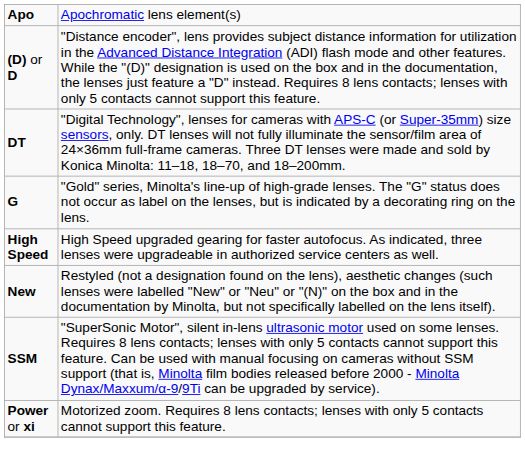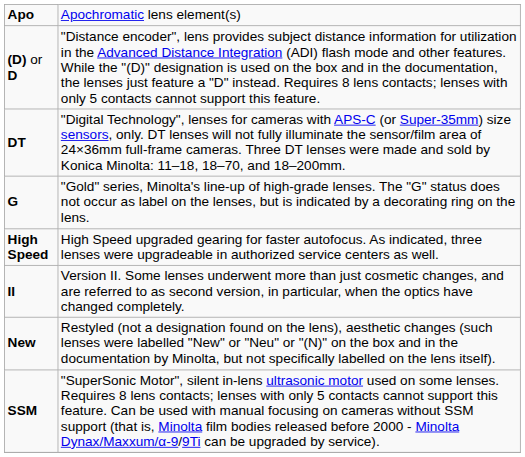+ row: (11, 291)
- row: (28, 418)
